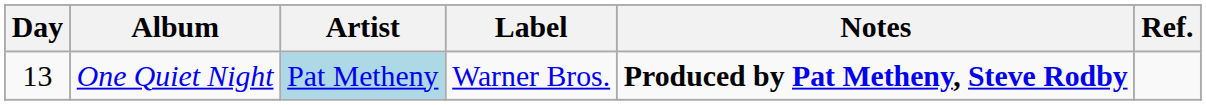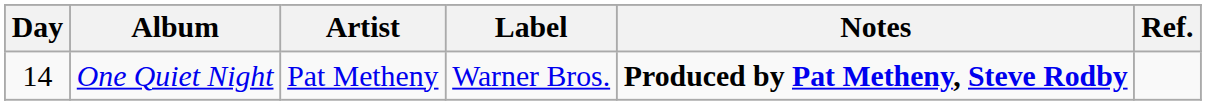(37, 75) 13 -> (37, 75) 14
(363, 75) lightblue background -> (363, 75) no background
